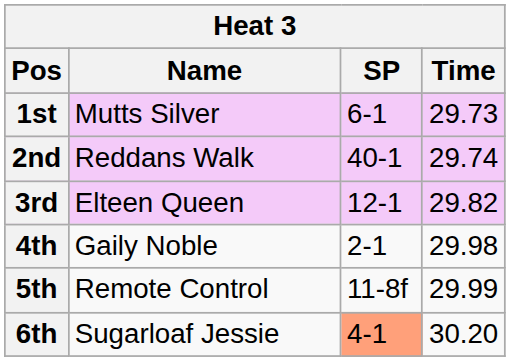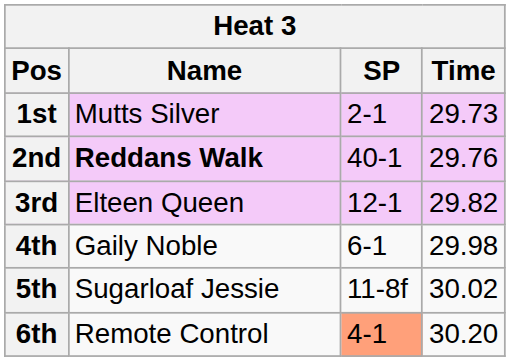(367, 114) 6-1 -> (367, 114) 2-1
(164, 158) normal -> (169, 158) bold
(464, 158) 29.74 -> (464, 158) 29.76
(367, 245) 2-1 -> (367, 245) 6-1
(172, 289) Remote Control -> (177, 289) Sugarloaf Jessie
(464, 289) 29.99 -> (464, 289) 30.02
(177, 333) Sugarloaf Jessie -> (172, 333) Remote Control
